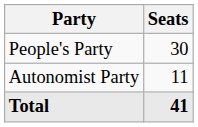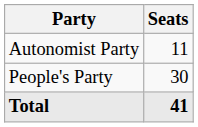rows swapped: (61, 48) <-> (74, 77)
